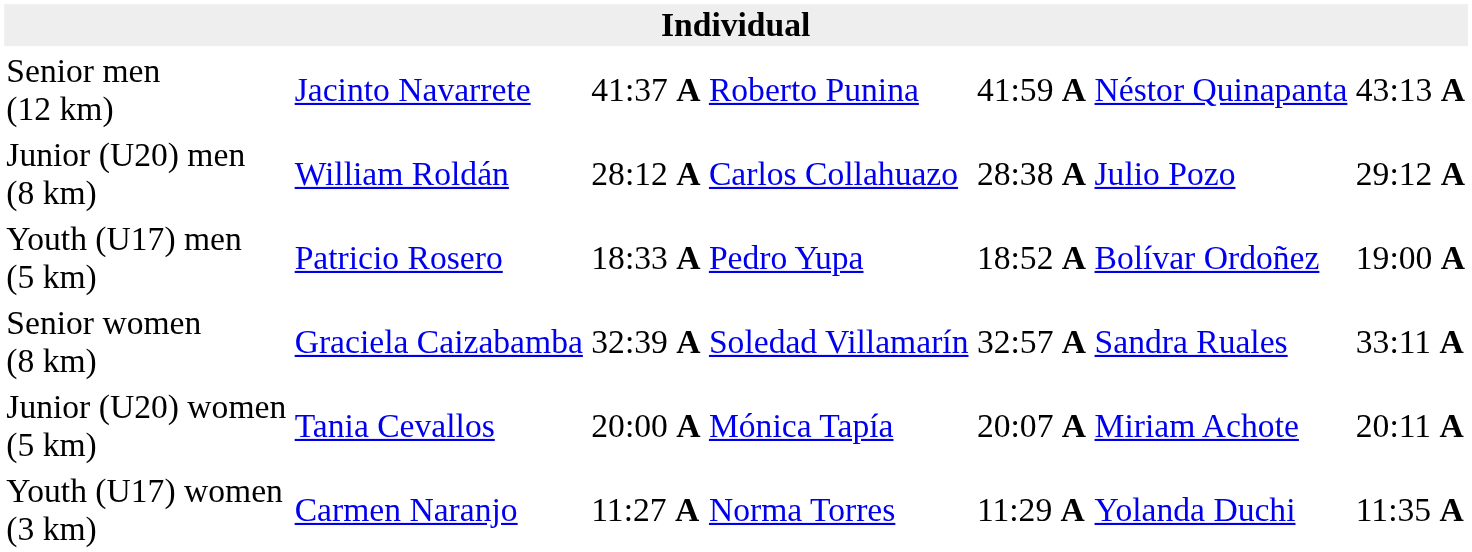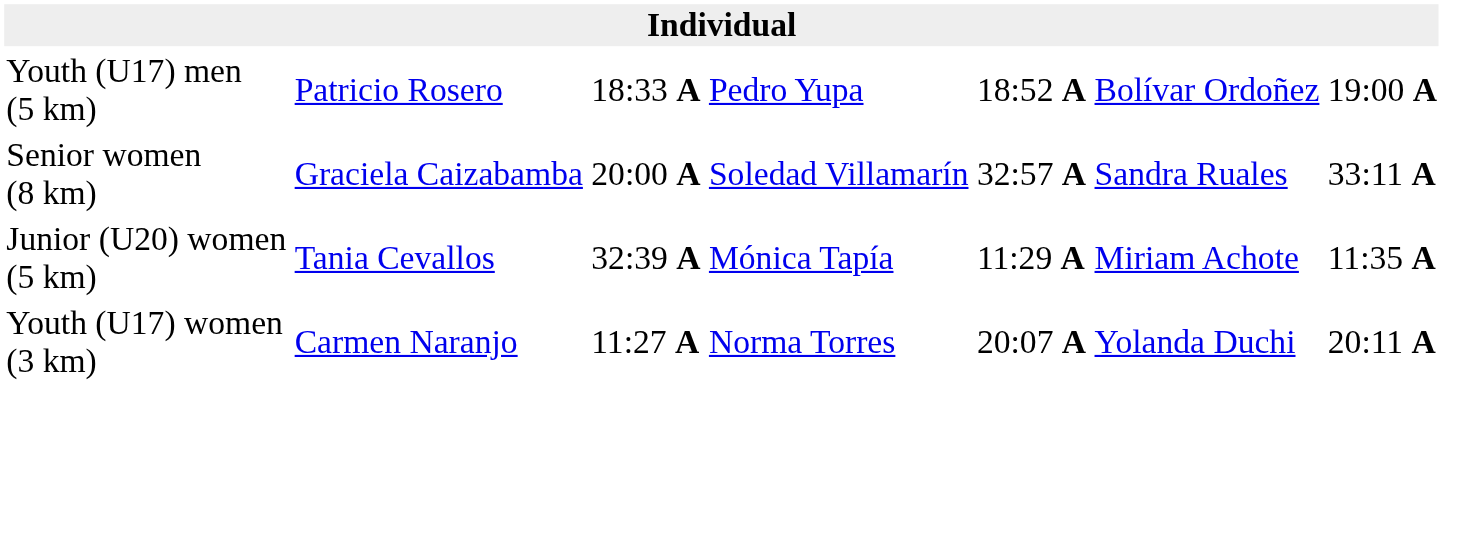- row: (83, 89)
- row: (126, 173)
(646, 341) 32:39 A -> (646, 173) 20:00 A
(646, 425) 20:00 A -> (646, 257) 32:39 A
(1032, 425) 20:07 A -> (1031, 257) 11:29 A
(1410, 425) 20:11 A -> (1382, 257) 11:35 A
(1031, 509) 11:29 A -> (1032, 341) 20:07 A
(1410, 509) 11:35 A -> (1382, 341) 20:11 A
